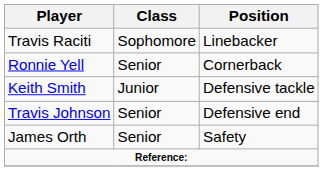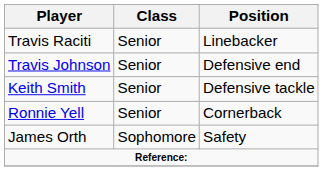(157, 40) Sophomore -> (139, 40) Senior
rows swapped: (59, 112) <-> (46, 64)
(138, 88) Junior -> (139, 88) Senior
(139, 137) Senior -> (157, 137) Sophomore
